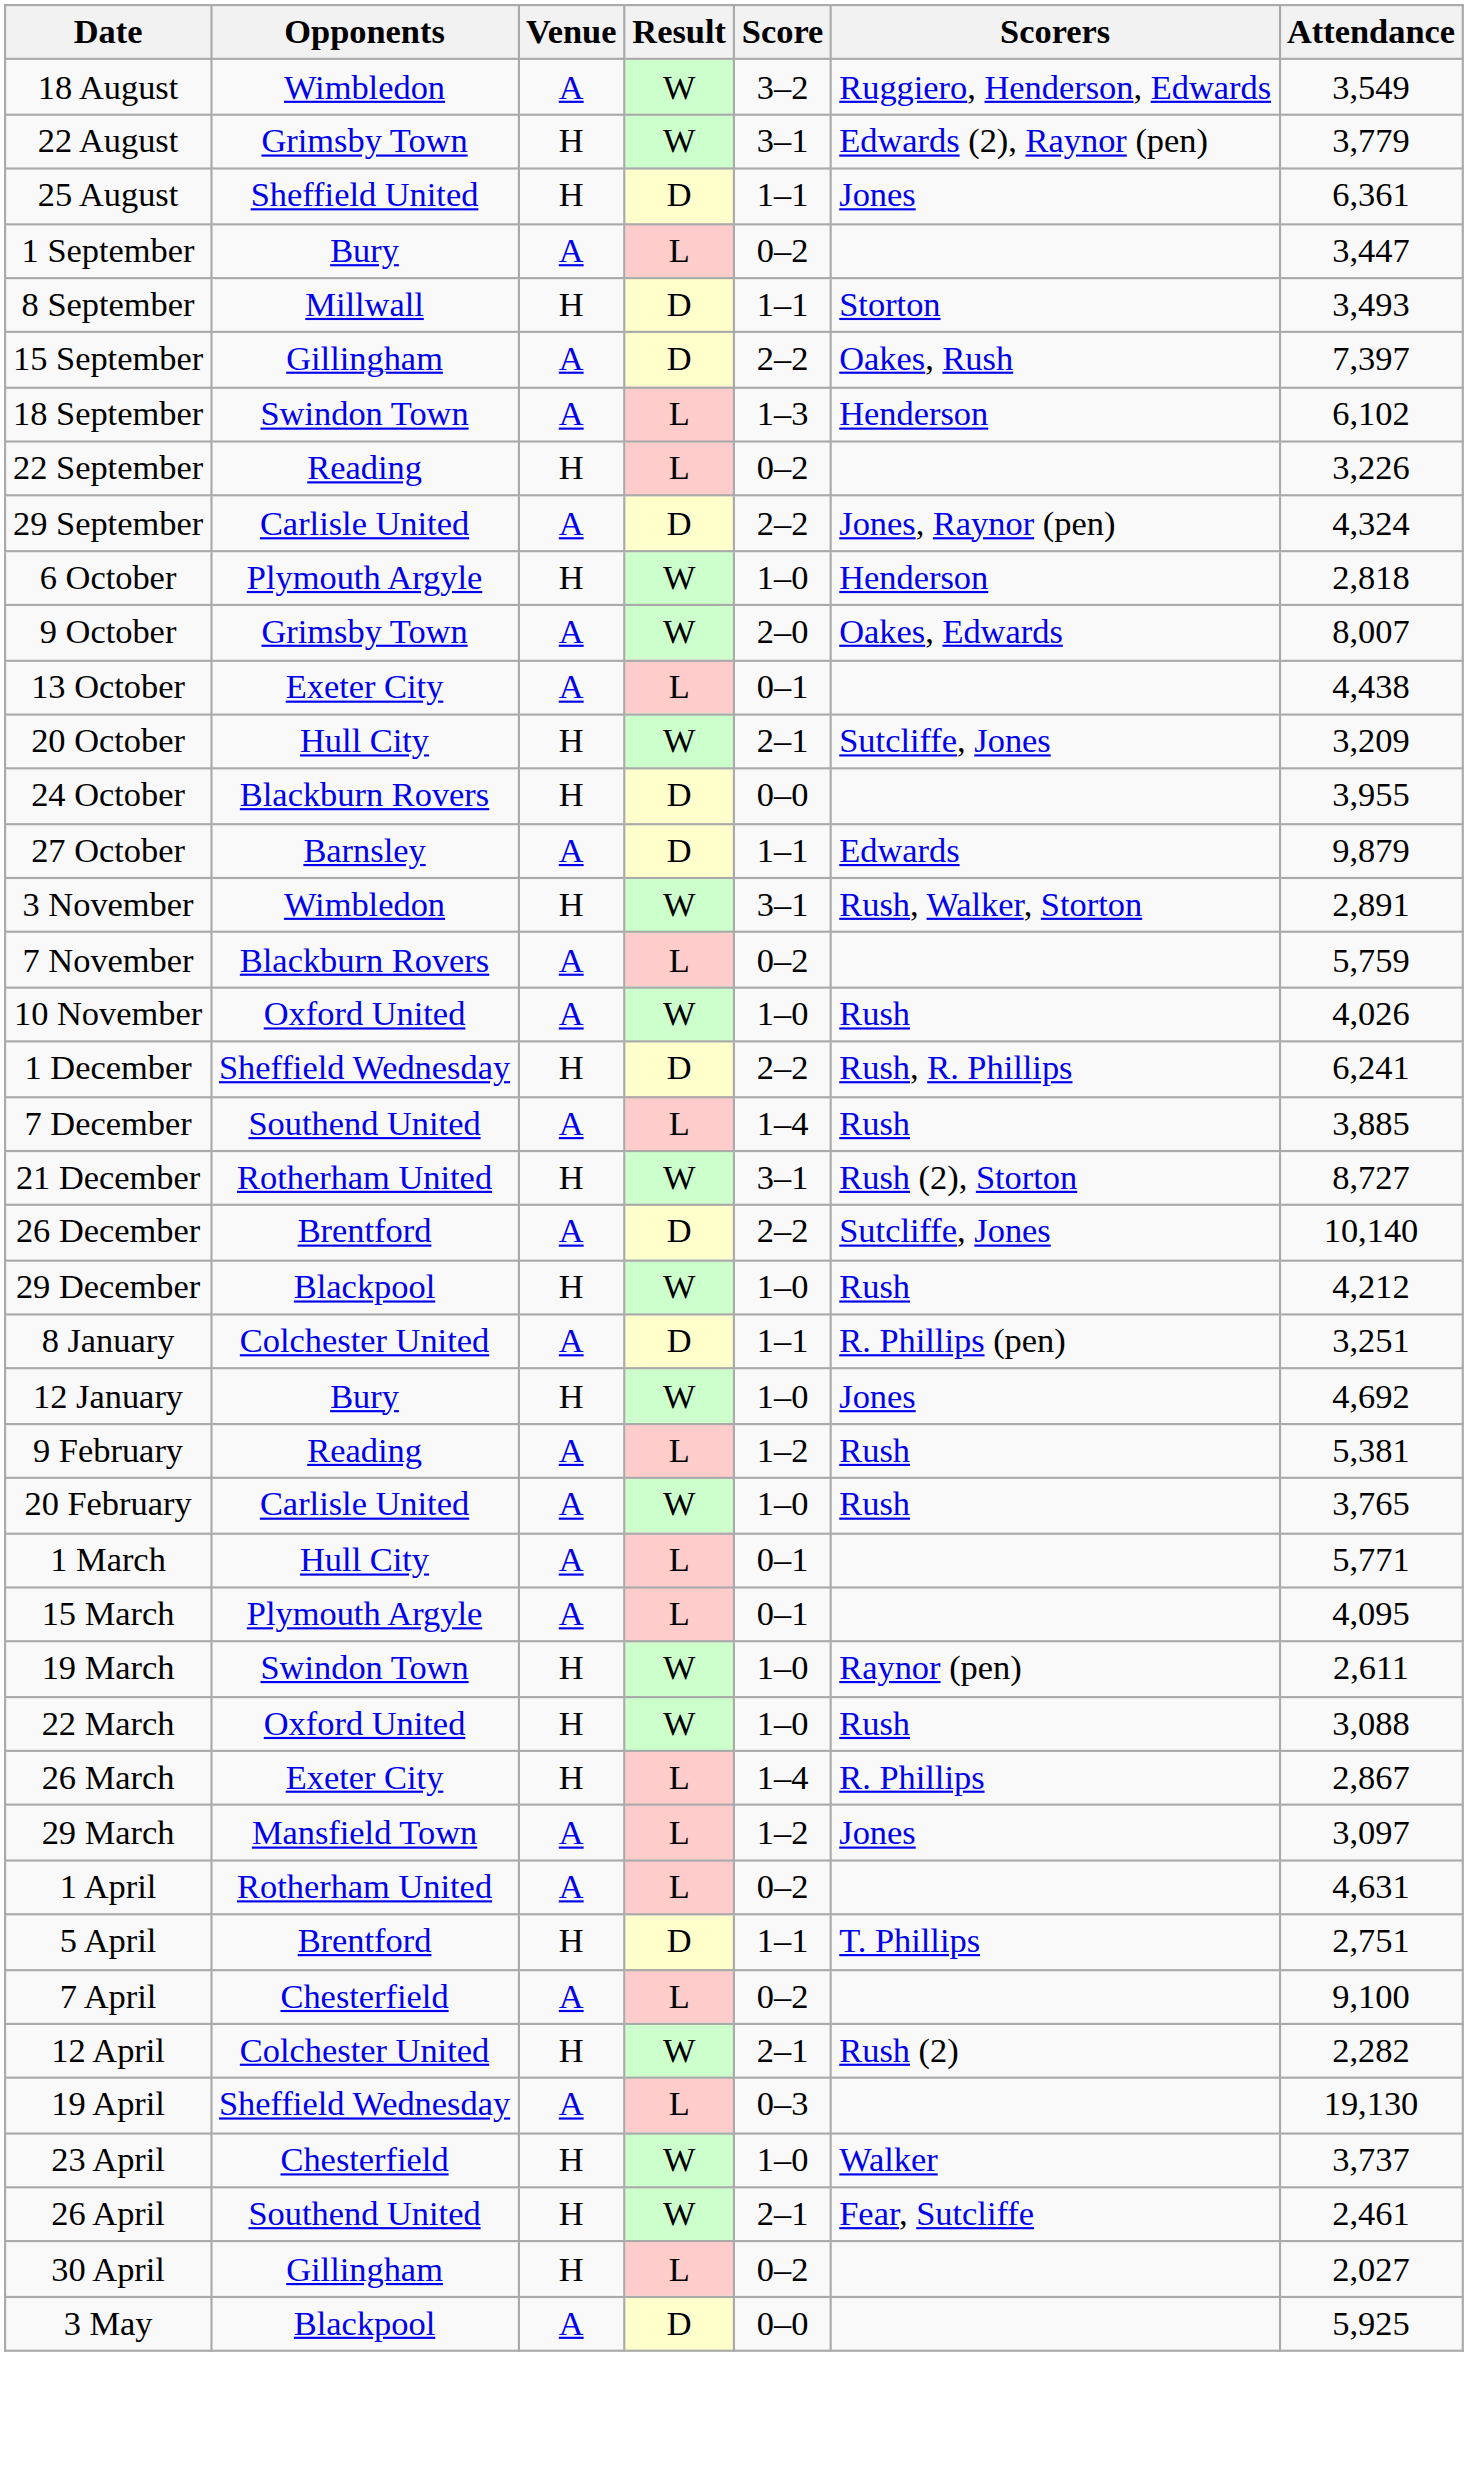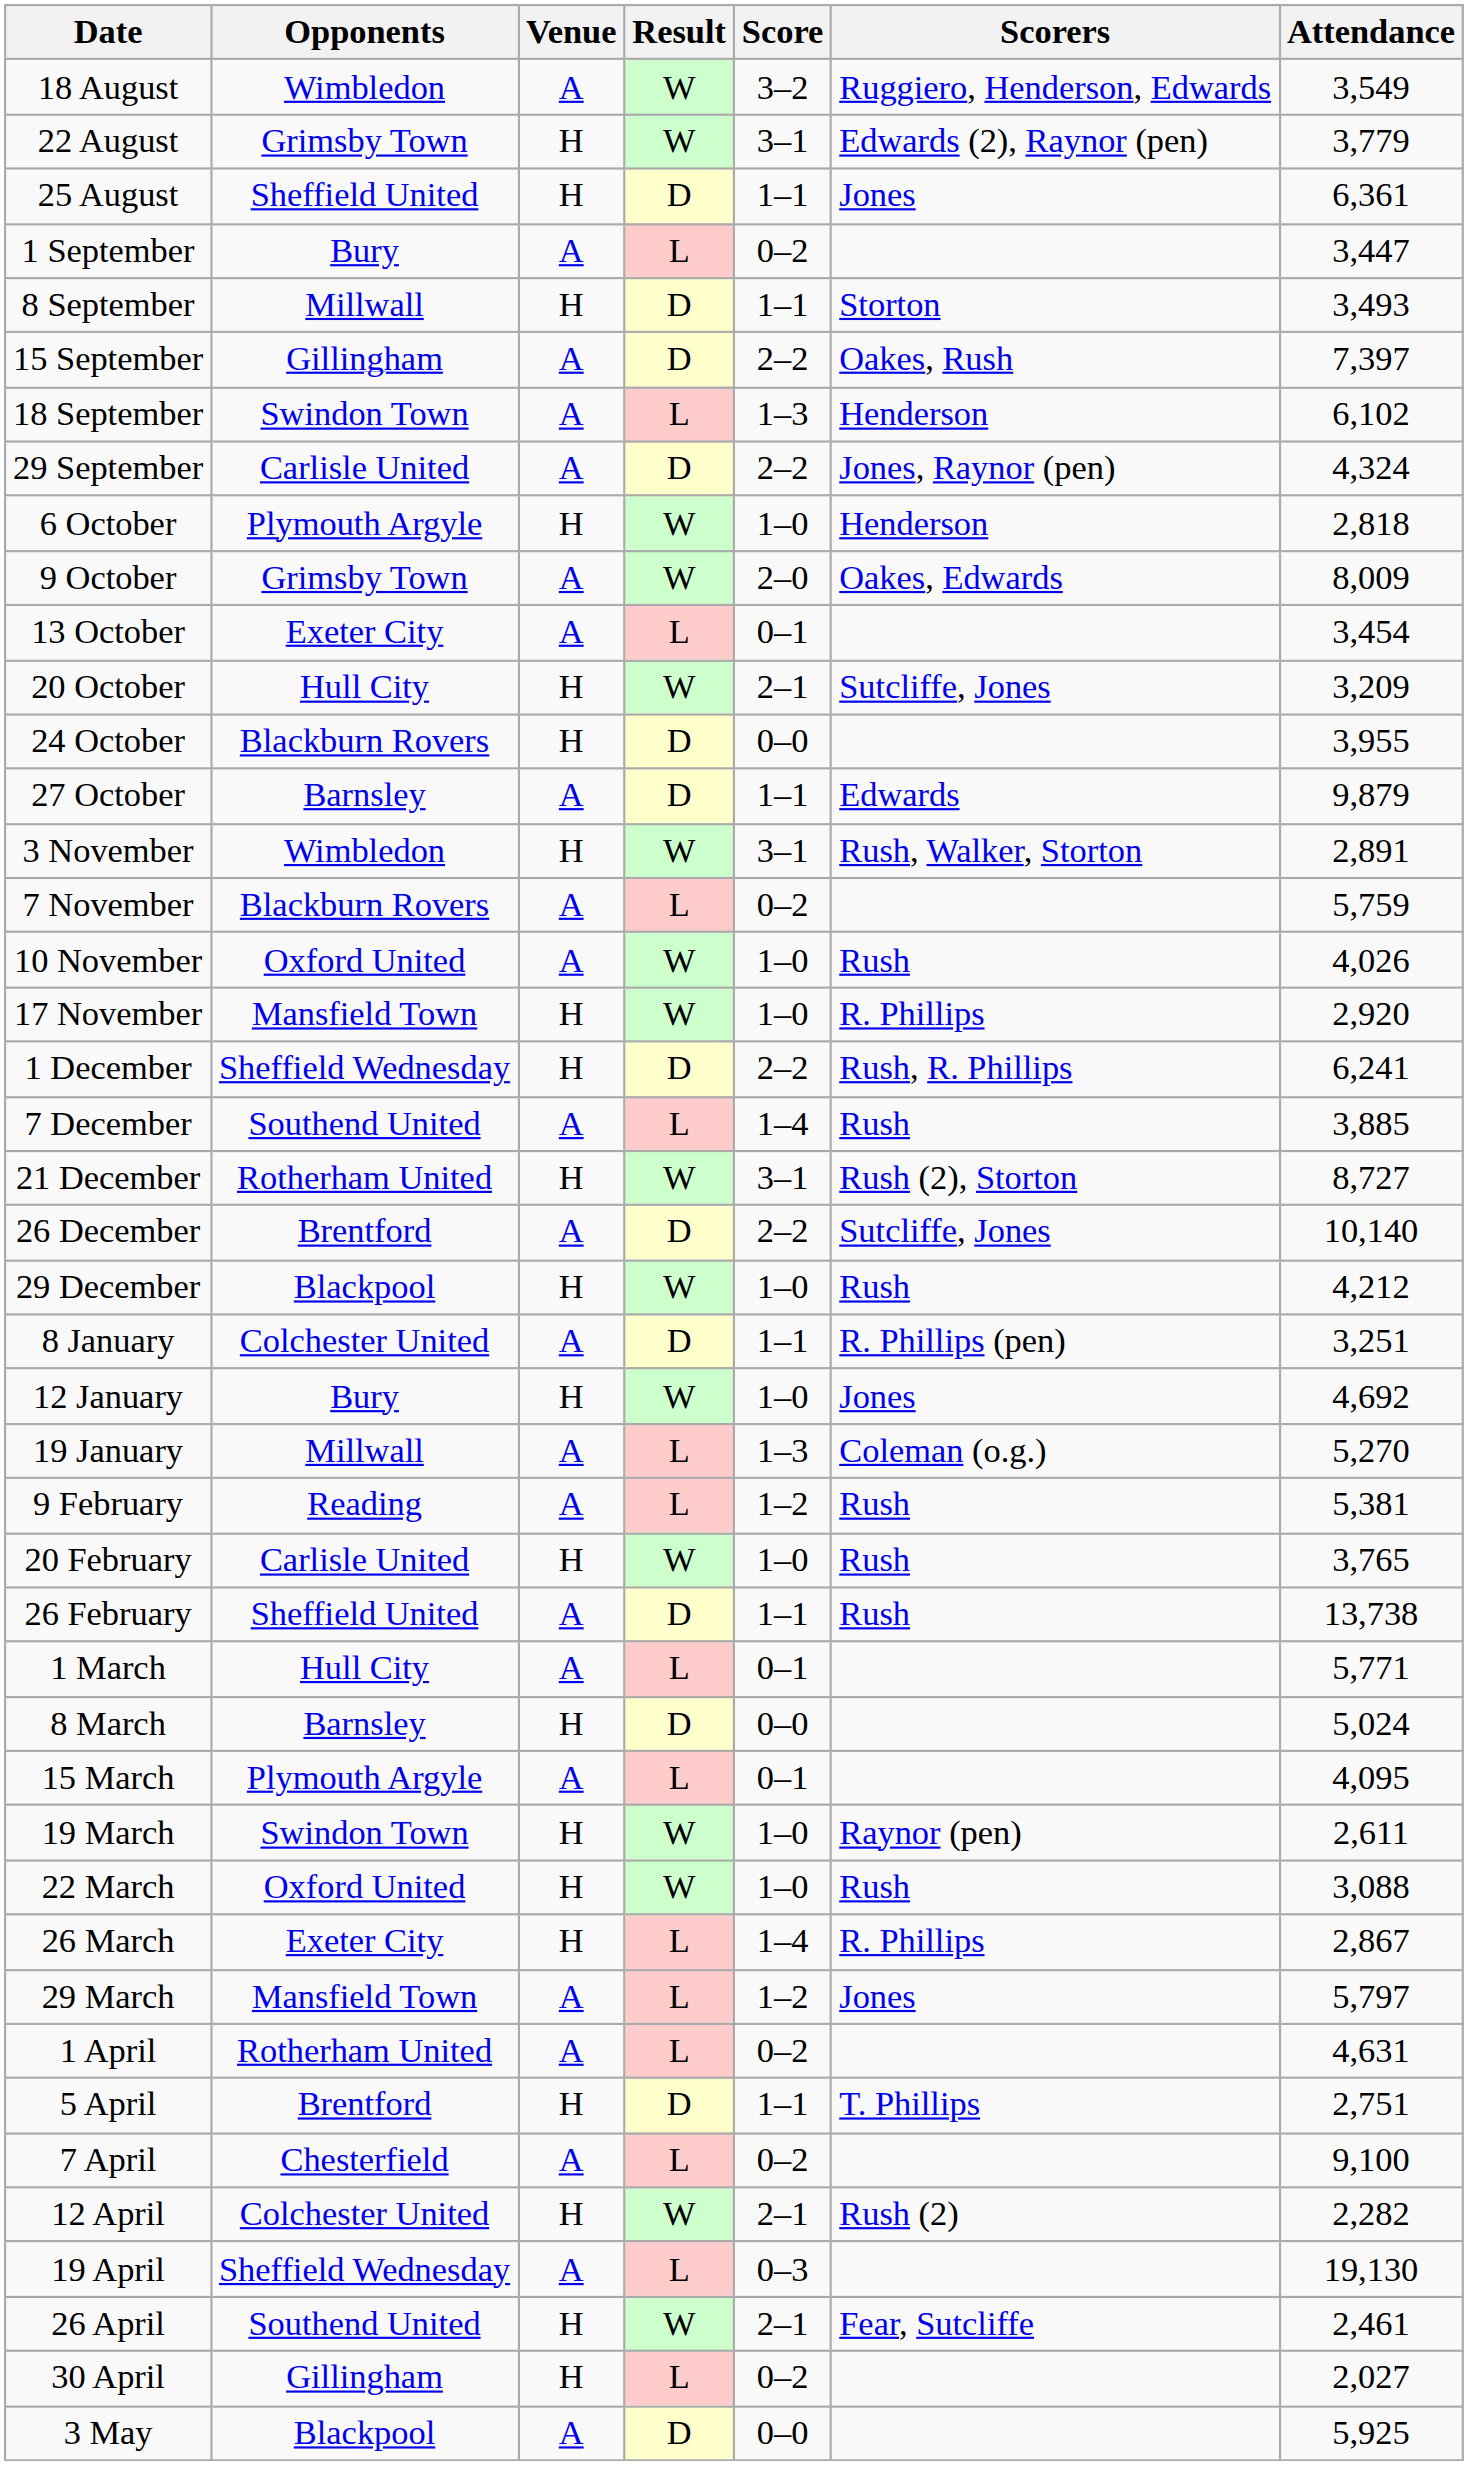- row: (108, 468)
(1371, 631) 8,007 -> (1371, 577) 8,009
(1371, 686) 4,438 -> (1371, 631) 3,454
+ row: (108, 1013)
+ row: (108, 1450)
(571, 1504) A -> (571, 1559) H
+ row: (108, 1613)
+ row: (108, 1723)
(1371, 1832) 3,097 -> (1371, 1995) 5,797
- row: (108, 2159)
